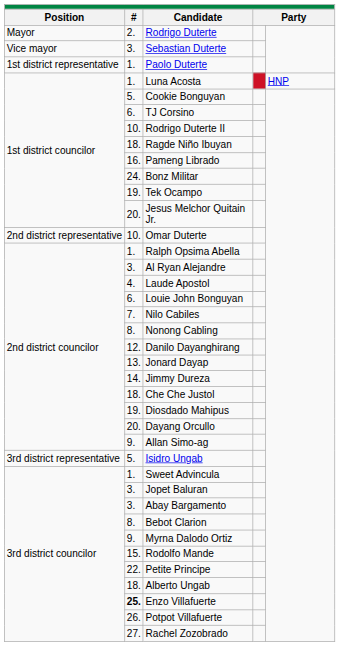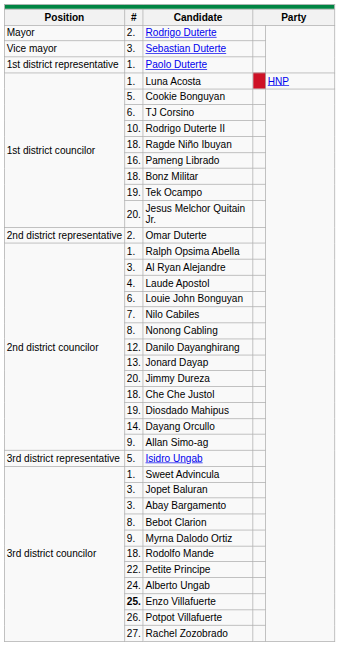(134, 177) 24. -> (134, 177) 18.
(134, 236) 10. -> (131, 236) 2.
(134, 379) 14. -> (134, 379) 20.
(134, 427) 20. -> (134, 427) 14.
(134, 554) 15. -> (134, 554) 18.
(134, 586) 18. -> (134, 586) 24.
